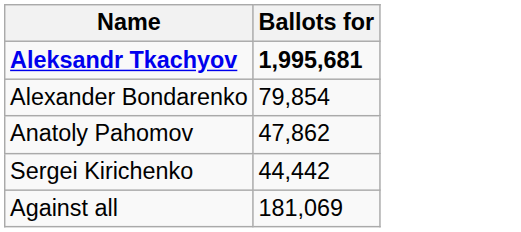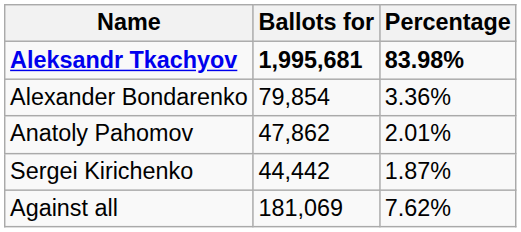+ column: (448, 23)
